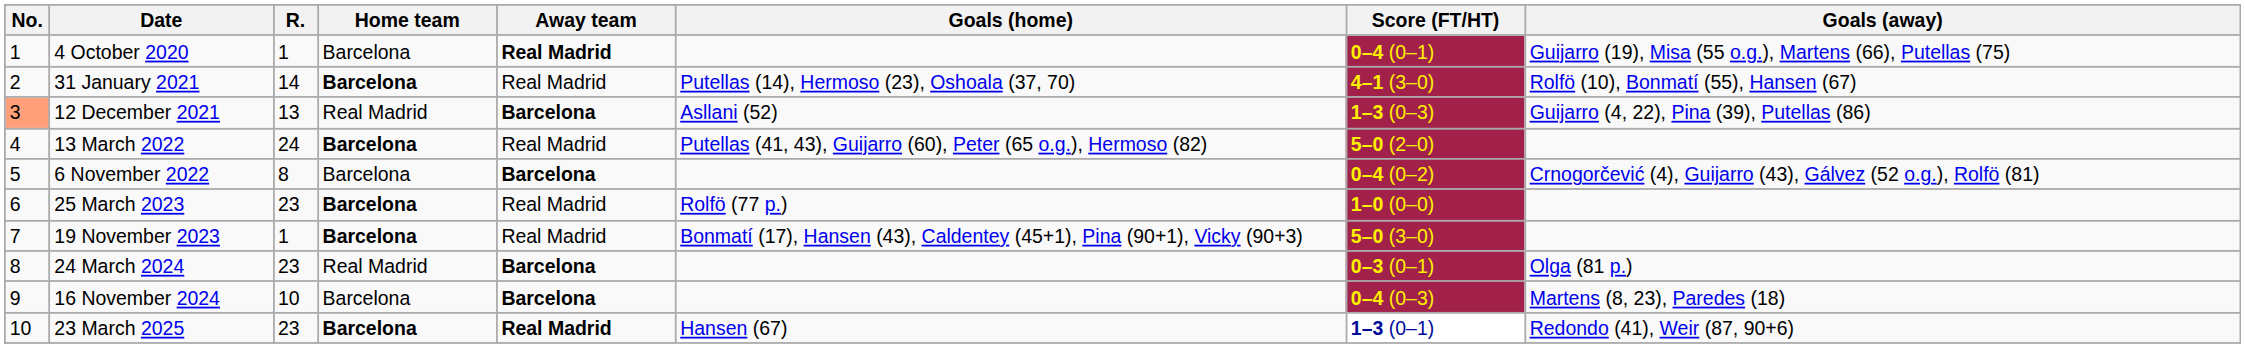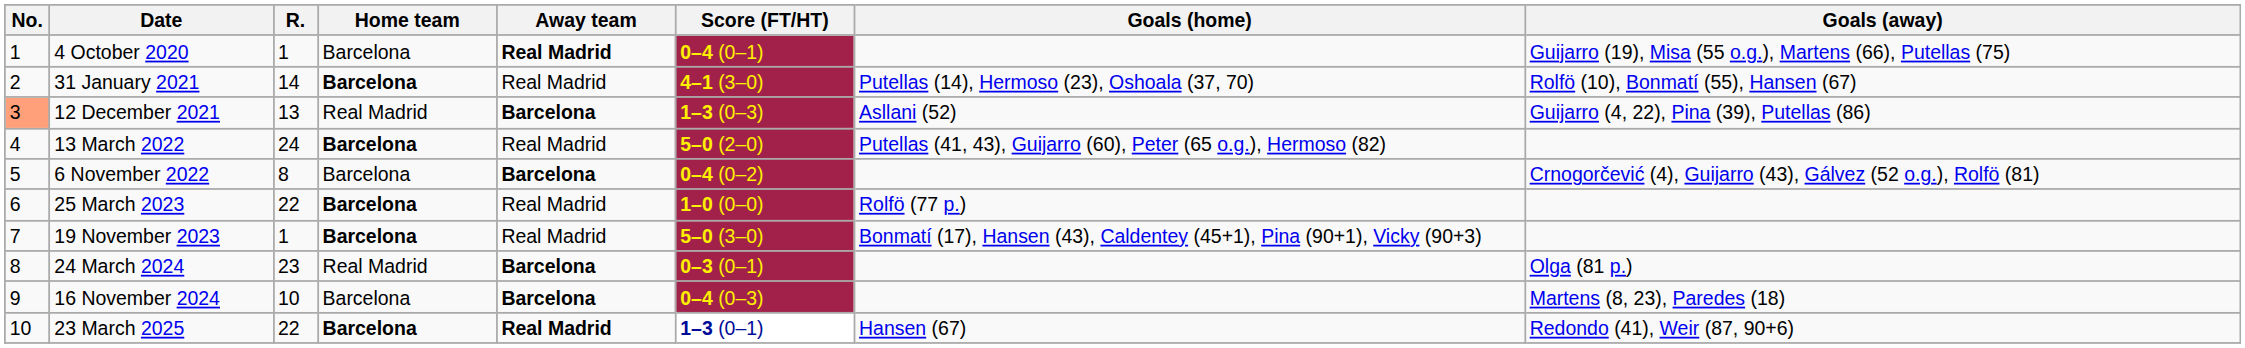columns swapped: (1436, 20) <-> (1011, 20)
(289, 205) 23 -> (289, 205) 22
(289, 328) 23 -> (289, 328) 22
